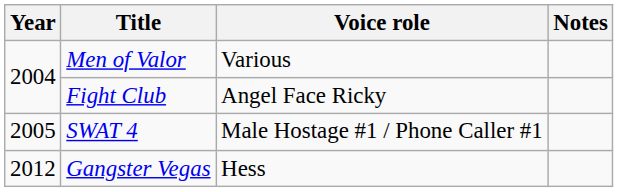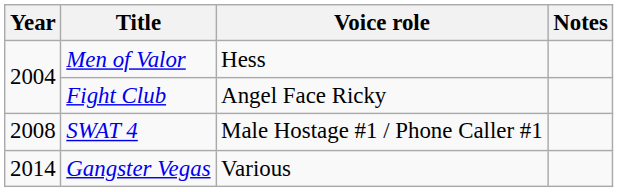(256, 58) Various -> (243, 58) Hess
(33, 131) 2005 -> (33, 131) 2008
(33, 167) 2012 -> (33, 167) 2014
(243, 167) Hess -> (256, 167) Various
